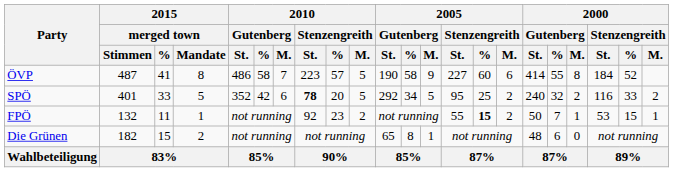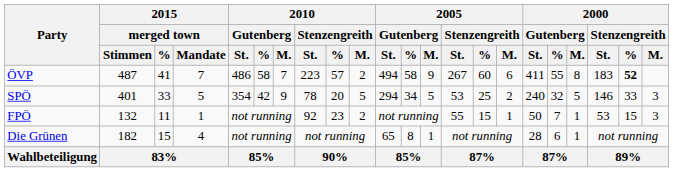(201, 75) 8 -> (201, 75) 7
(362, 75) 5 -> (362, 75) 2
(388, 75) 190 -> (388, 75) 494
(457, 75) 227 -> (457, 75) 267
(535, 75) 414 -> (535, 75) 411
(603, 75) 184 -> (603, 75) 183
(631, 75) normal -> (631, 75) bold
(241, 95) 352 -> (241, 95) 354
(284, 95) 6 -> (284, 95) 9
(310, 95) bold -> (310, 95) normal
(388, 95) 292 -> (388, 95) 294
(457, 95) 95 -> (457, 95) 53
(577, 95) 2 -> (577, 95) 5
(603, 95) 116 -> (603, 95) 146
(655, 95) 2 -> (655, 95) 3
(485, 116) bold -> (485, 116) normal
(509, 116) 2 -> (509, 116) 1
(655, 116) 1 -> (655, 116) 3
(201, 136) 2 -> (201, 136) 4
(535, 136) 48 -> (535, 136) 28
(577, 136) 0 -> (577, 136) 1
